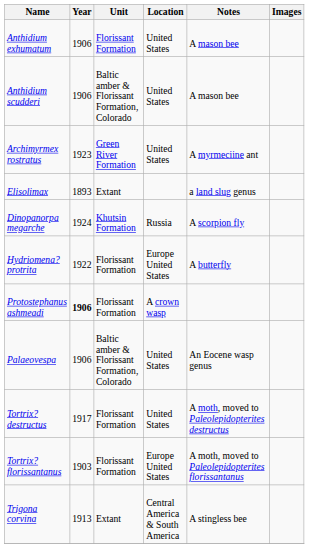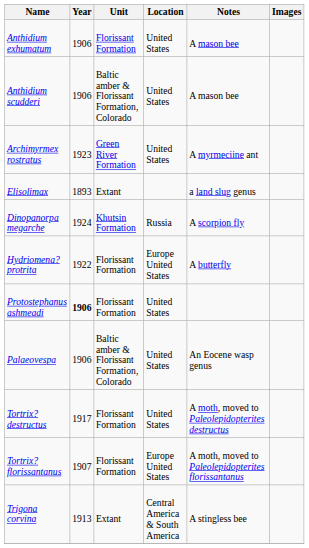(163, 307) A crown wasp -> (159, 307) United States
(82, 466) 1903 -> (82, 466) 1907
